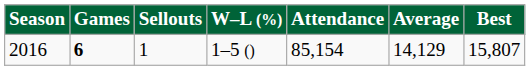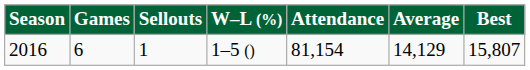(79, 49) bold -> (79, 49) normal
(317, 49) 85,154 -> (317, 49) 81,154
